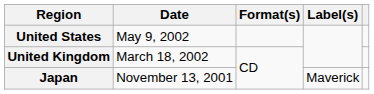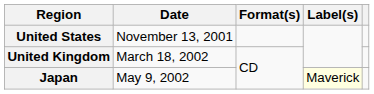(153, 36) May 9, 2002 -> (174, 36) November 13, 2001
(174, 78) November 13, 2001 -> (153, 78) May 9, 2002
(333, 78) no background -> (333, 78) lightyellow background
